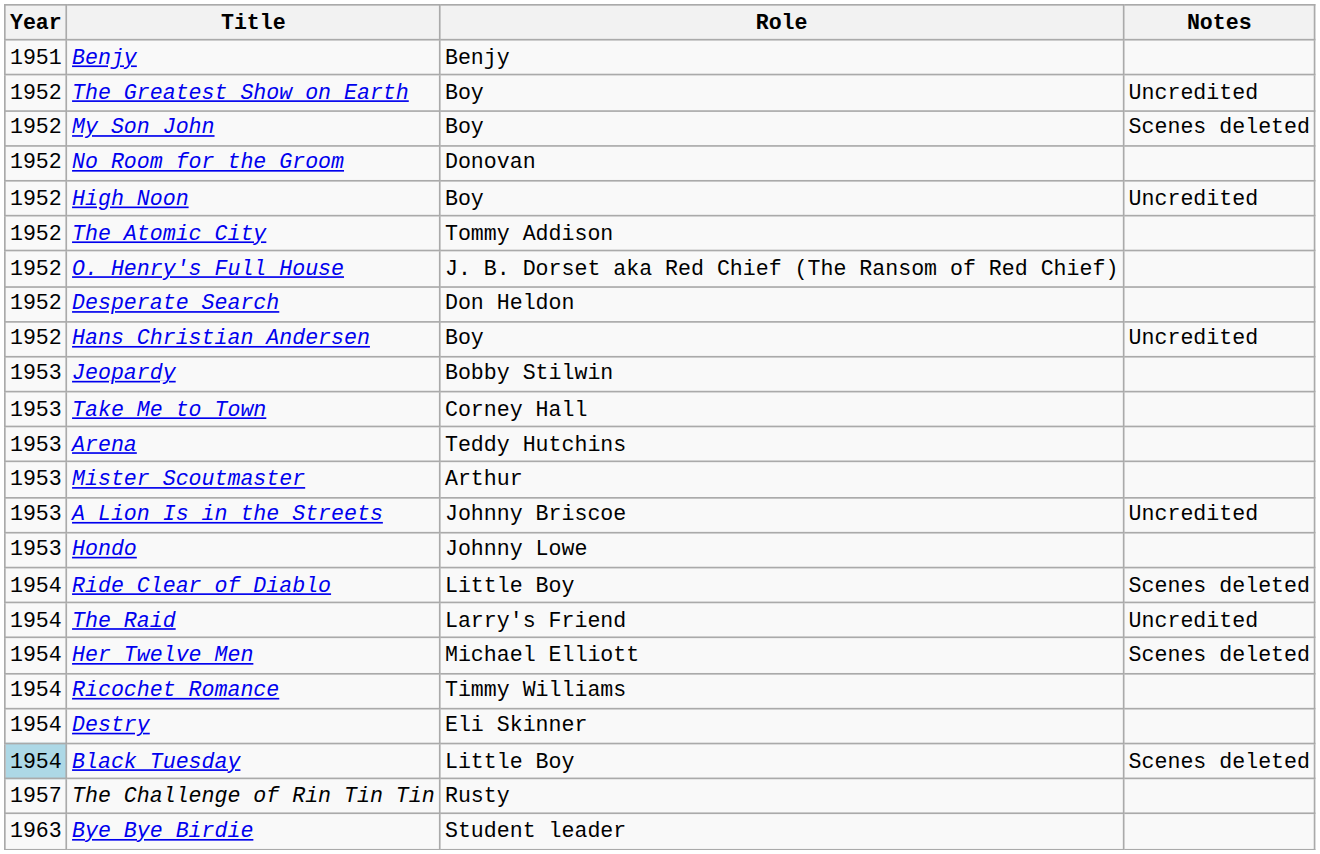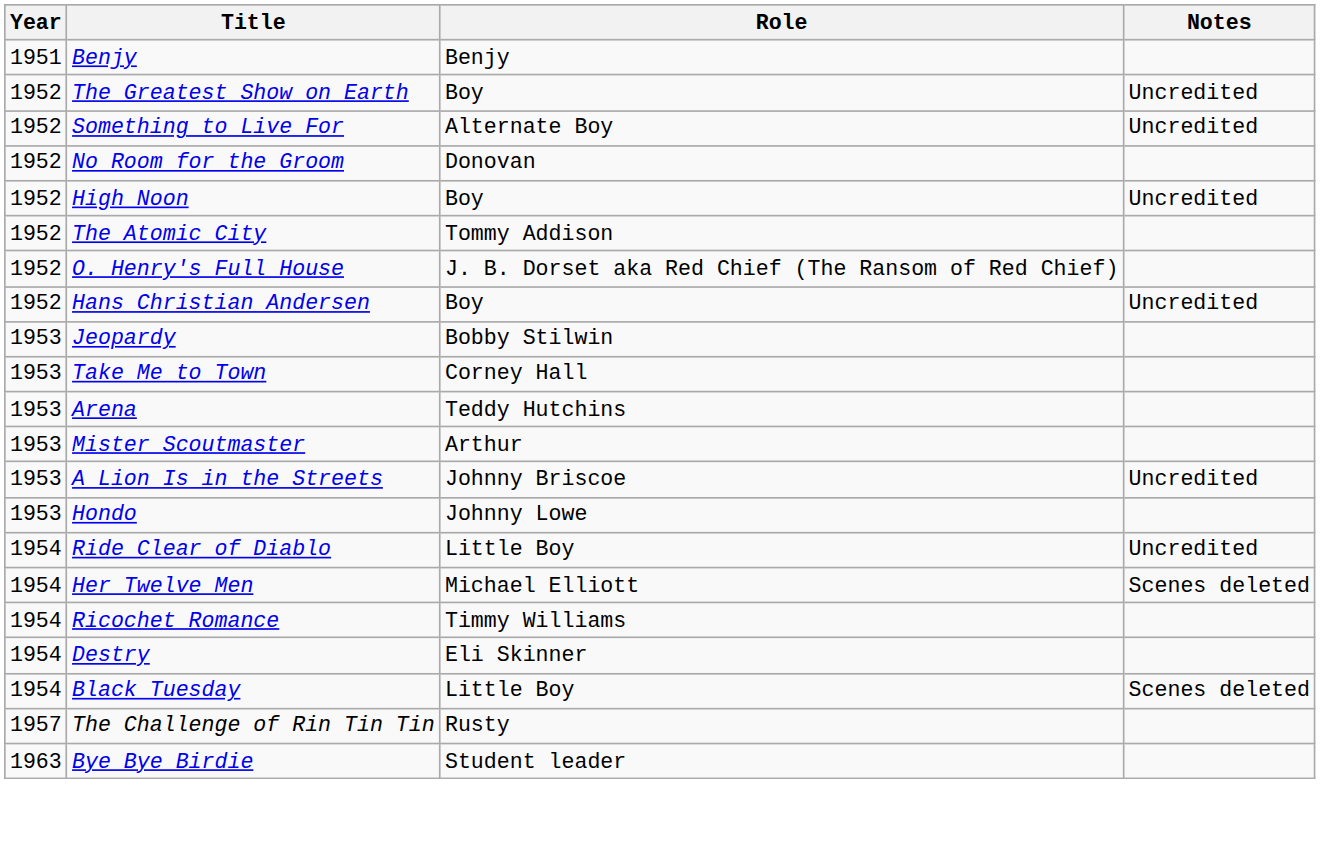+ row: (208, 128)
- row: (143, 128)
- row: (176, 304)
(1219, 585) Scenes deleted -> (1193, 550) Uncredited
- row: (124, 620)
(36, 761) lightblue background -> (36, 691) no background
